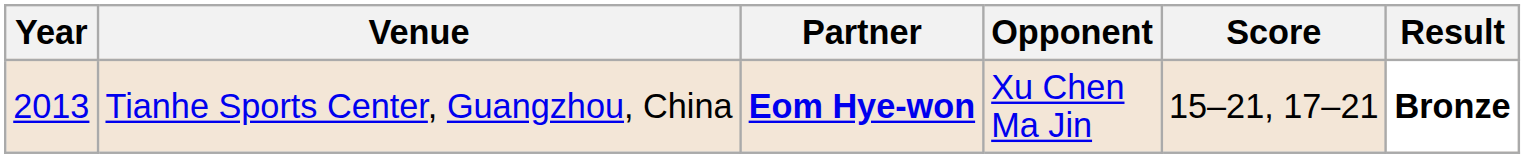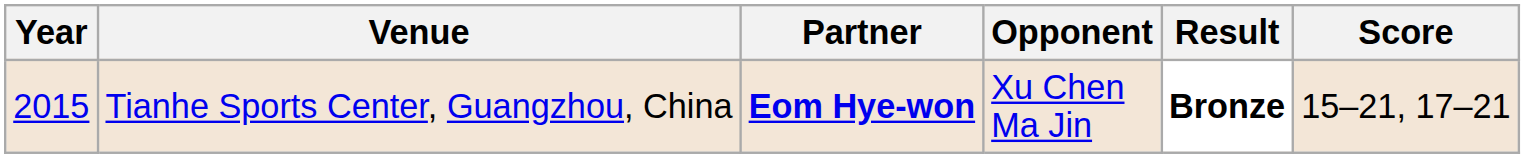columns swapped: (1274, 33) <-> (1453, 33)
(51, 106) 2013 -> (51, 106) 2015
